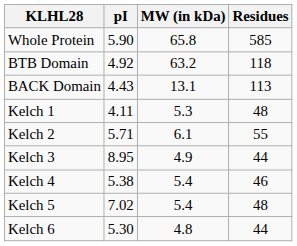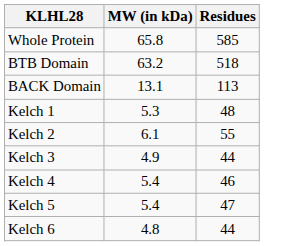- column: (121, 16)
(260, 63) 118 -> (228, 63) 518
(260, 205) 48 -> (228, 205) 47
